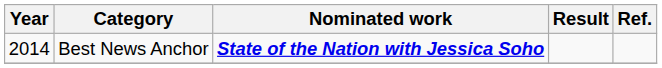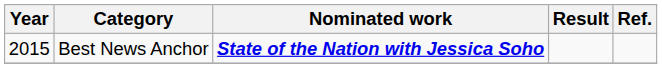(29, 48) 2014 -> (29, 48) 2015
